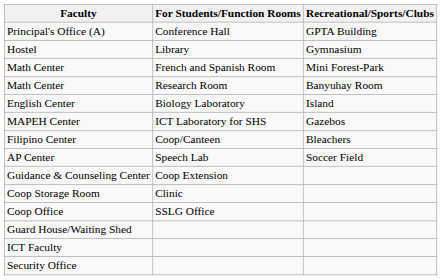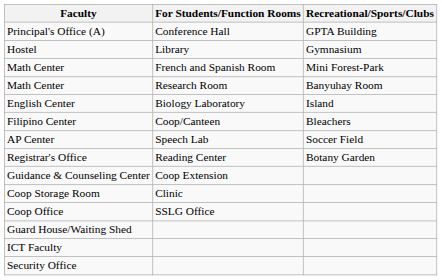- row: (43, 121)
+ row: (47, 157)
